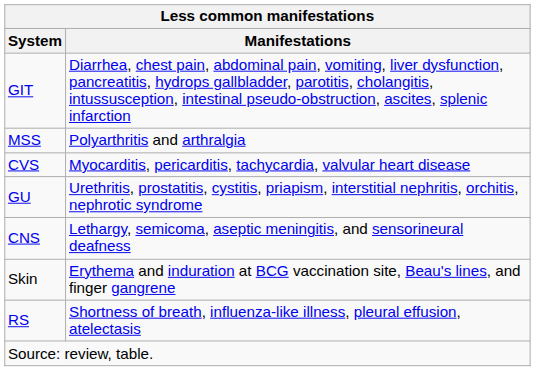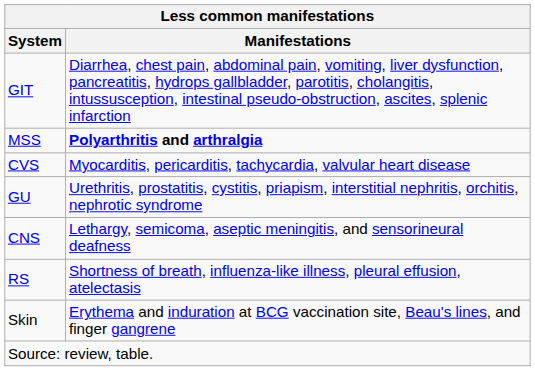(157, 140) normal -> (166, 140) bold
rows swapped: (18, 320) <-> (23, 279)
